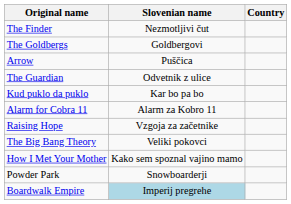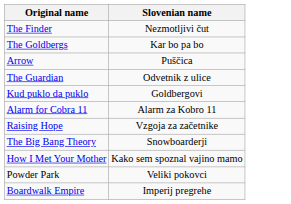- column: (266, 12)
(177, 45) Goldbergovi -> (177, 45) Kar bo pa bo
(177, 93) Kar bo pa bo -> (177, 93) Goldbergovi
(177, 142) Veliki pokovci -> (177, 142) Snowboarderji
(177, 175) Snowboarderji -> (177, 175) Veliki pokovci
(177, 191) lightblue background -> (177, 191) no background
